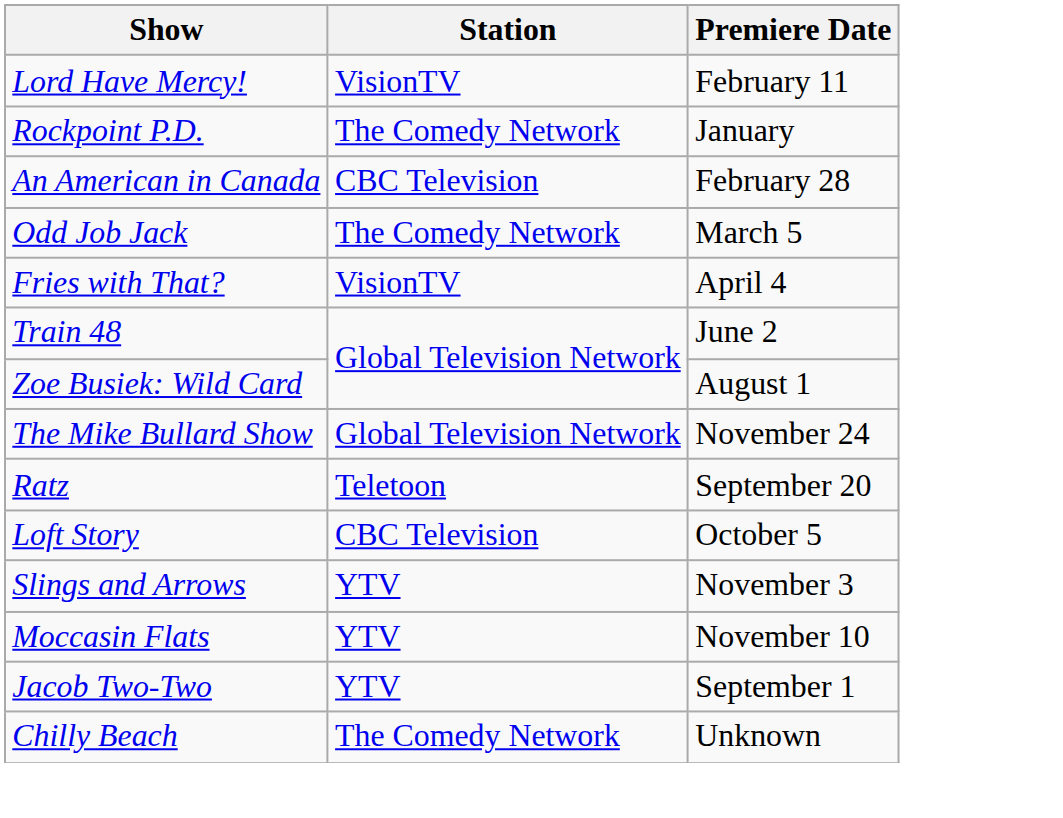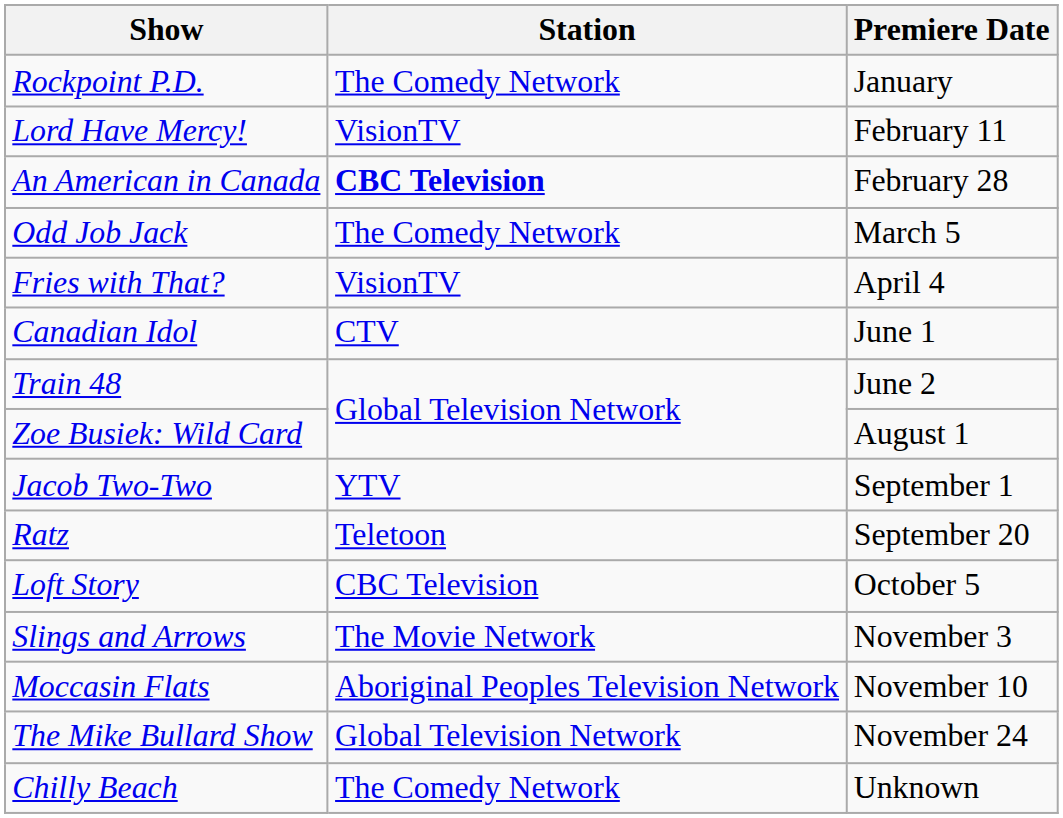rows swapped: (108, 130) <-> (130, 80)
(437, 181) normal -> (440, 181) bold
+ row: (105, 332)
rows swapped: (112, 686) <-> (163, 433)
(368, 585) YTV -> (465, 635) The Movie Network
(368, 635) YTV -> (587, 686) Aboriginal Peoples Television Network
